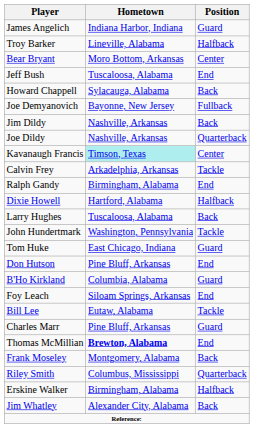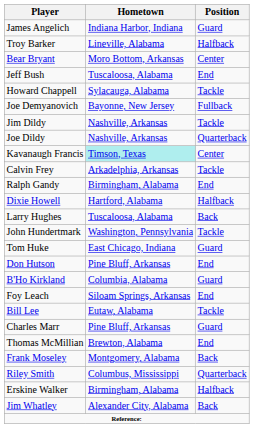(208, 91) Back -> (211, 91) Tackle
(208, 122) Back -> (211, 122) Tackle
(128, 342) bold -> (125, 342) normal
